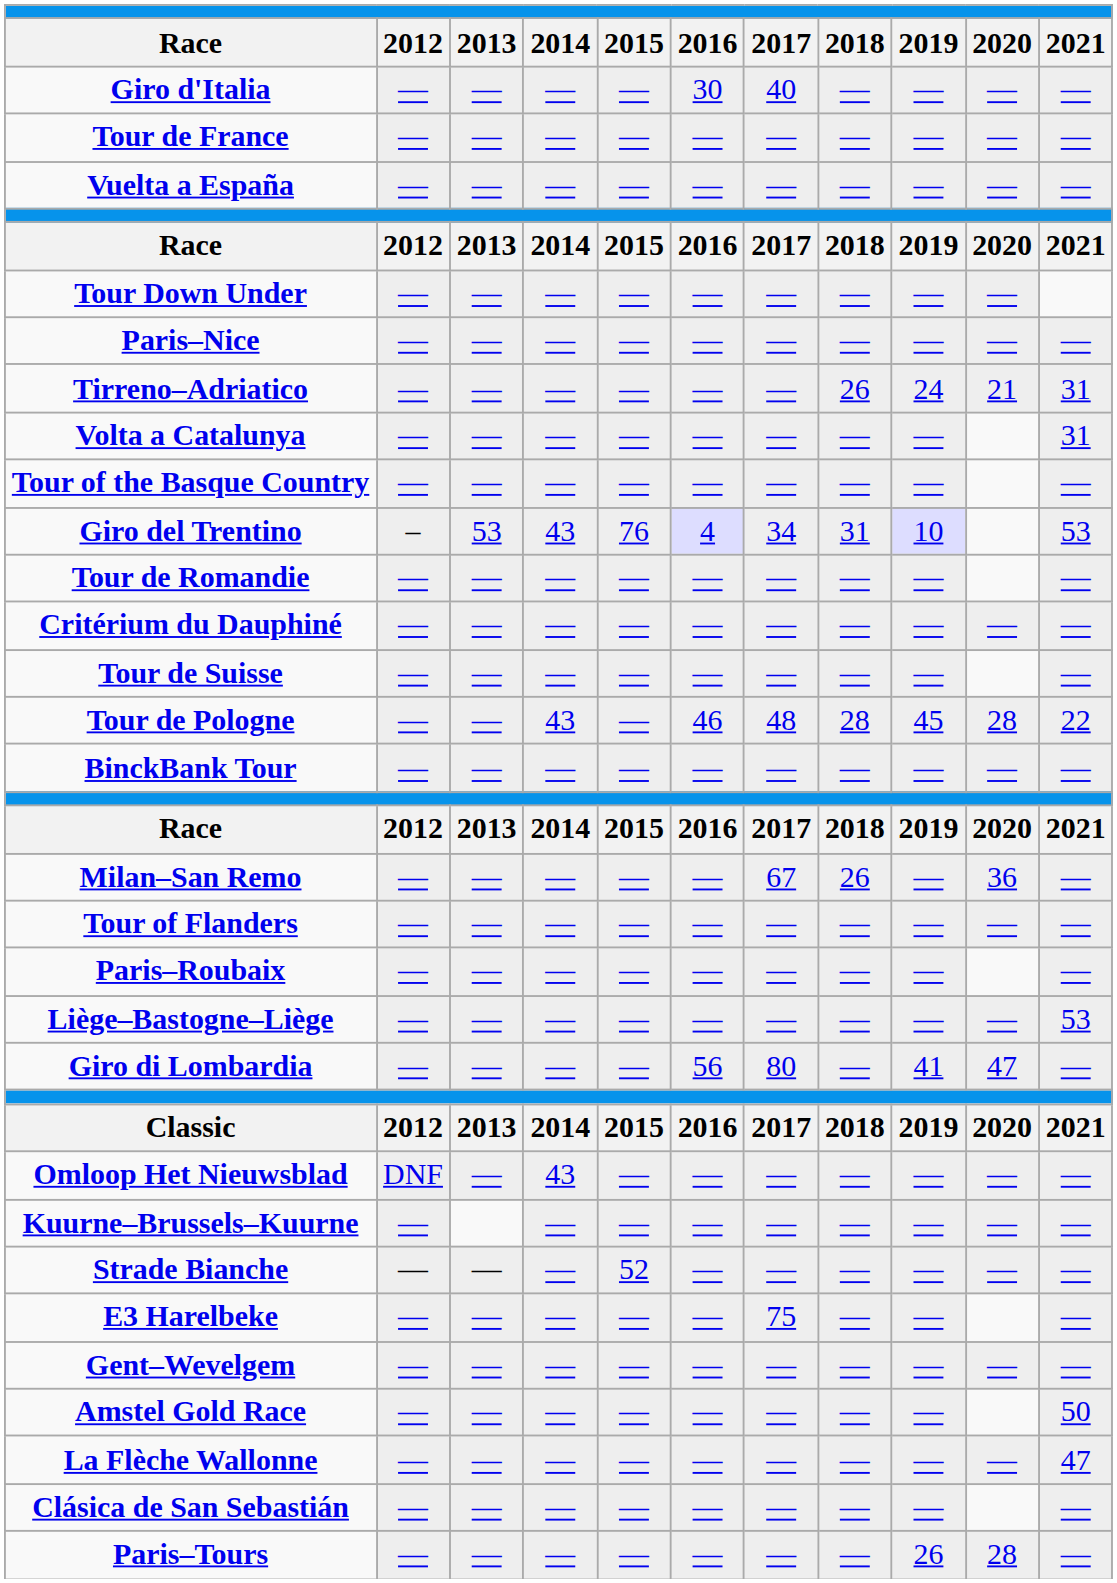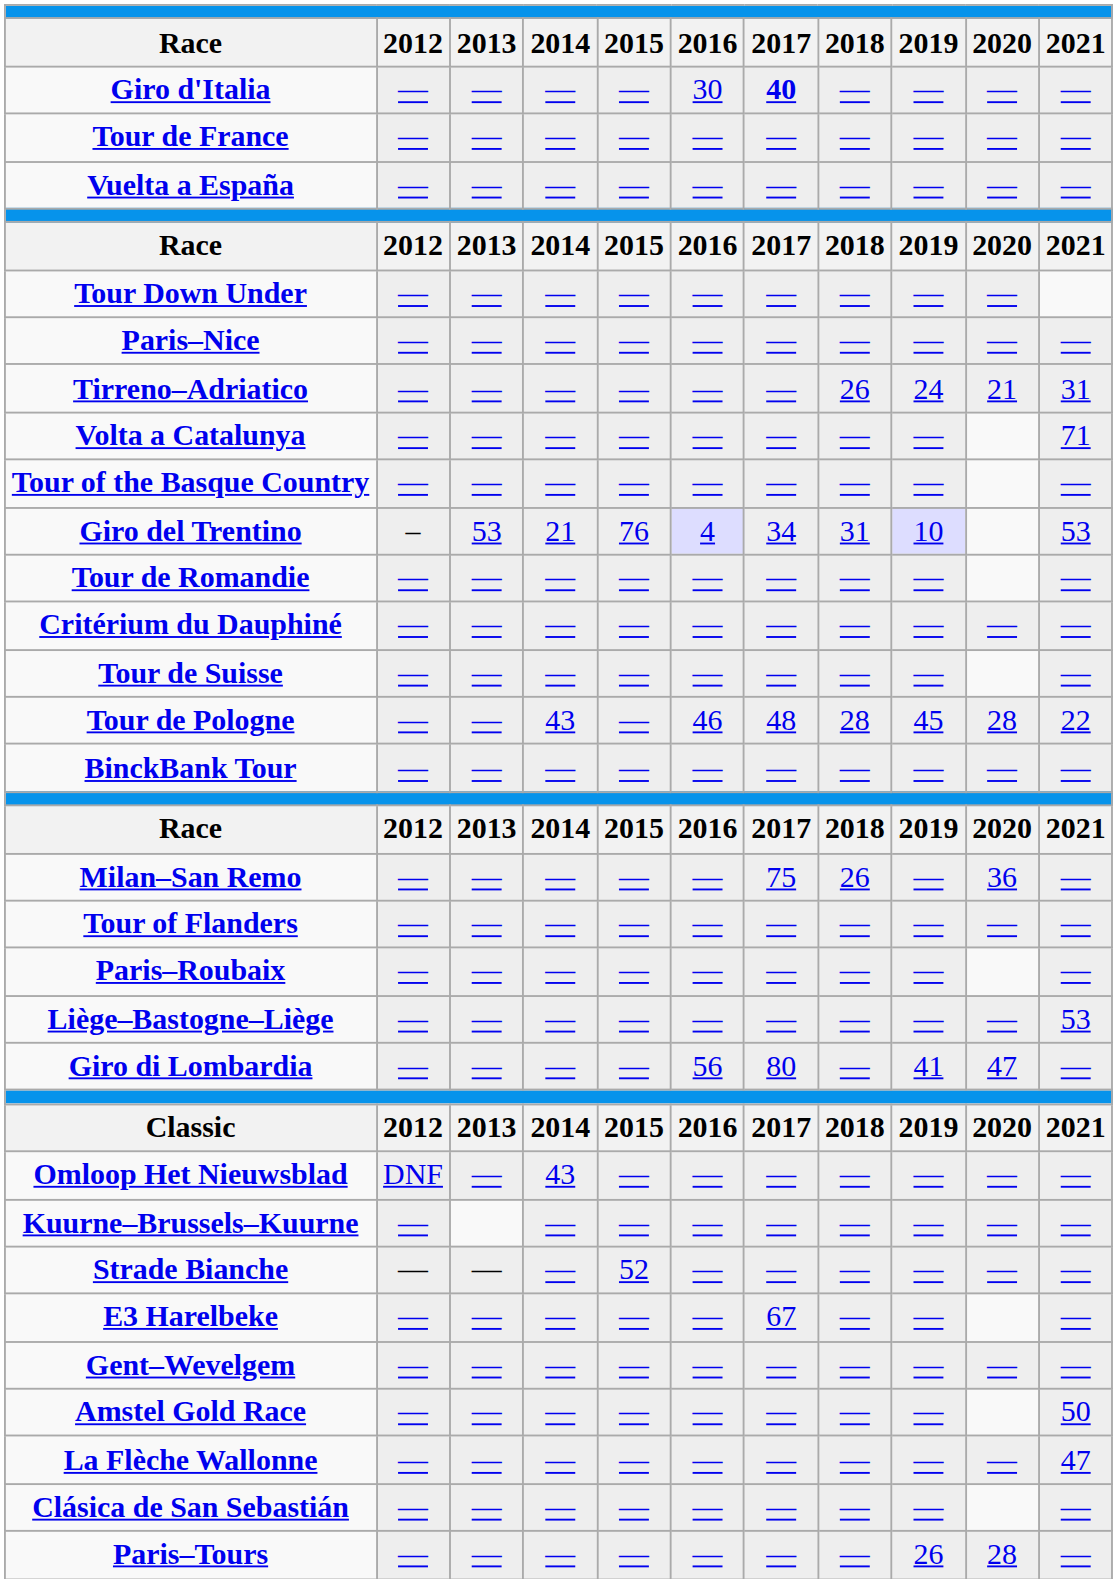(781, 89) normal -> (781, 89) bold
(1076, 435) 31 -> (1076, 435) 71
(560, 530) 43 -> (560, 530) 21
(781, 876) 67 -> (781, 876) 75
(781, 1317) 75 -> (781, 1317) 67
